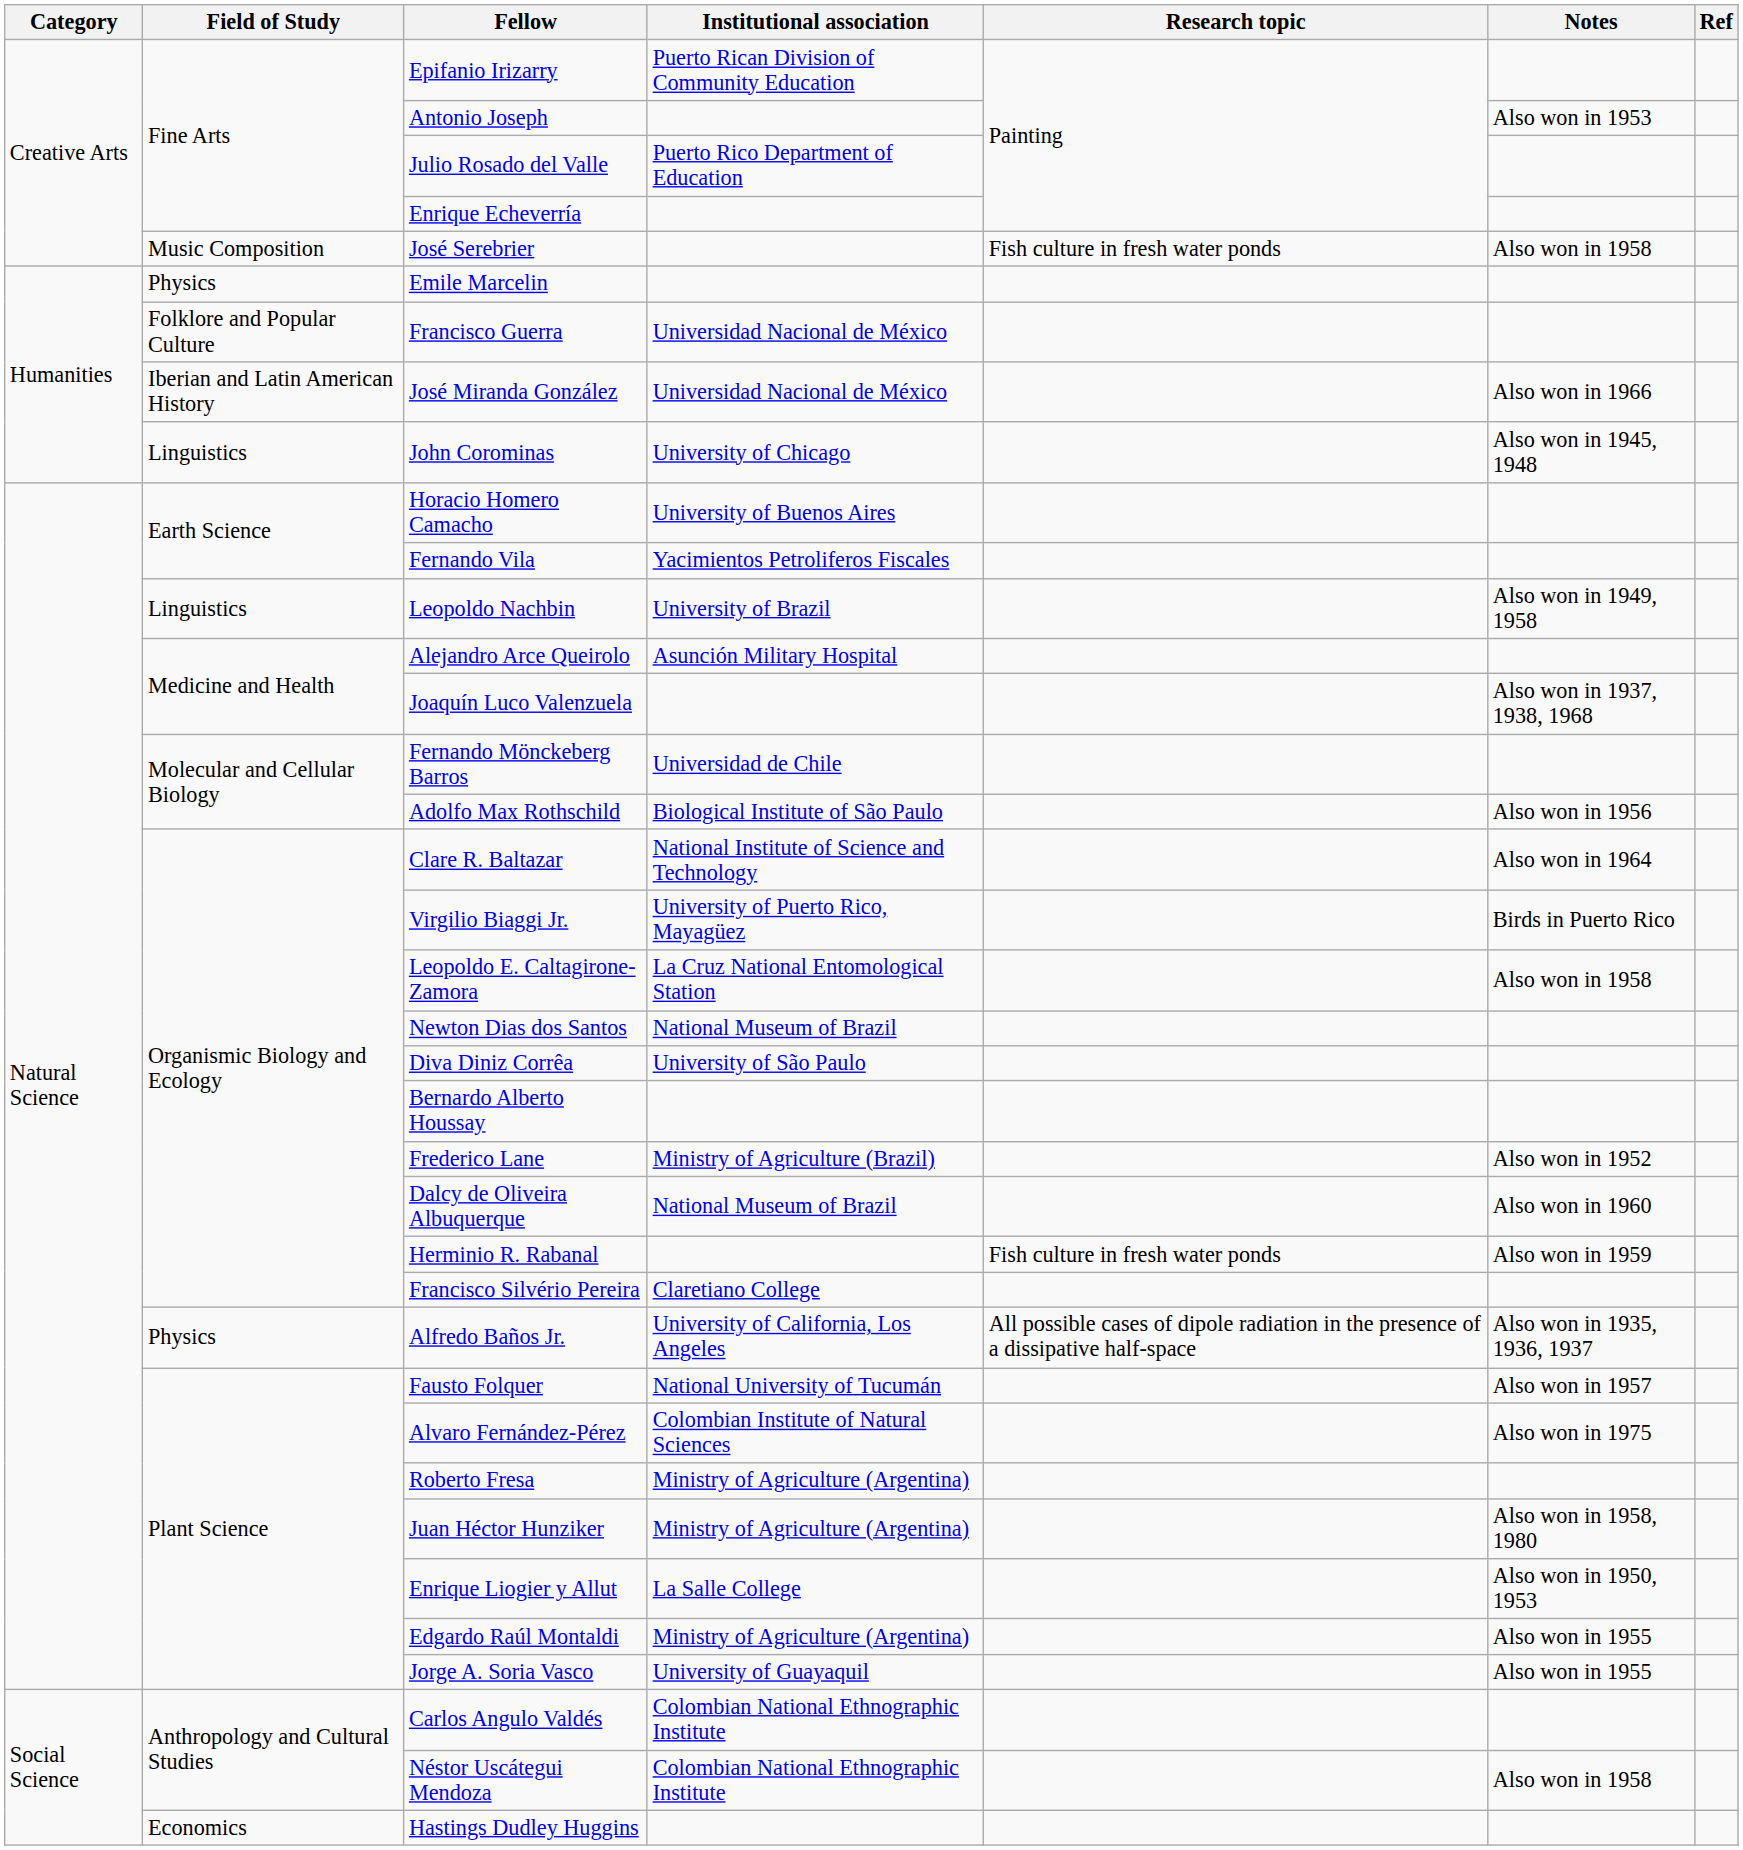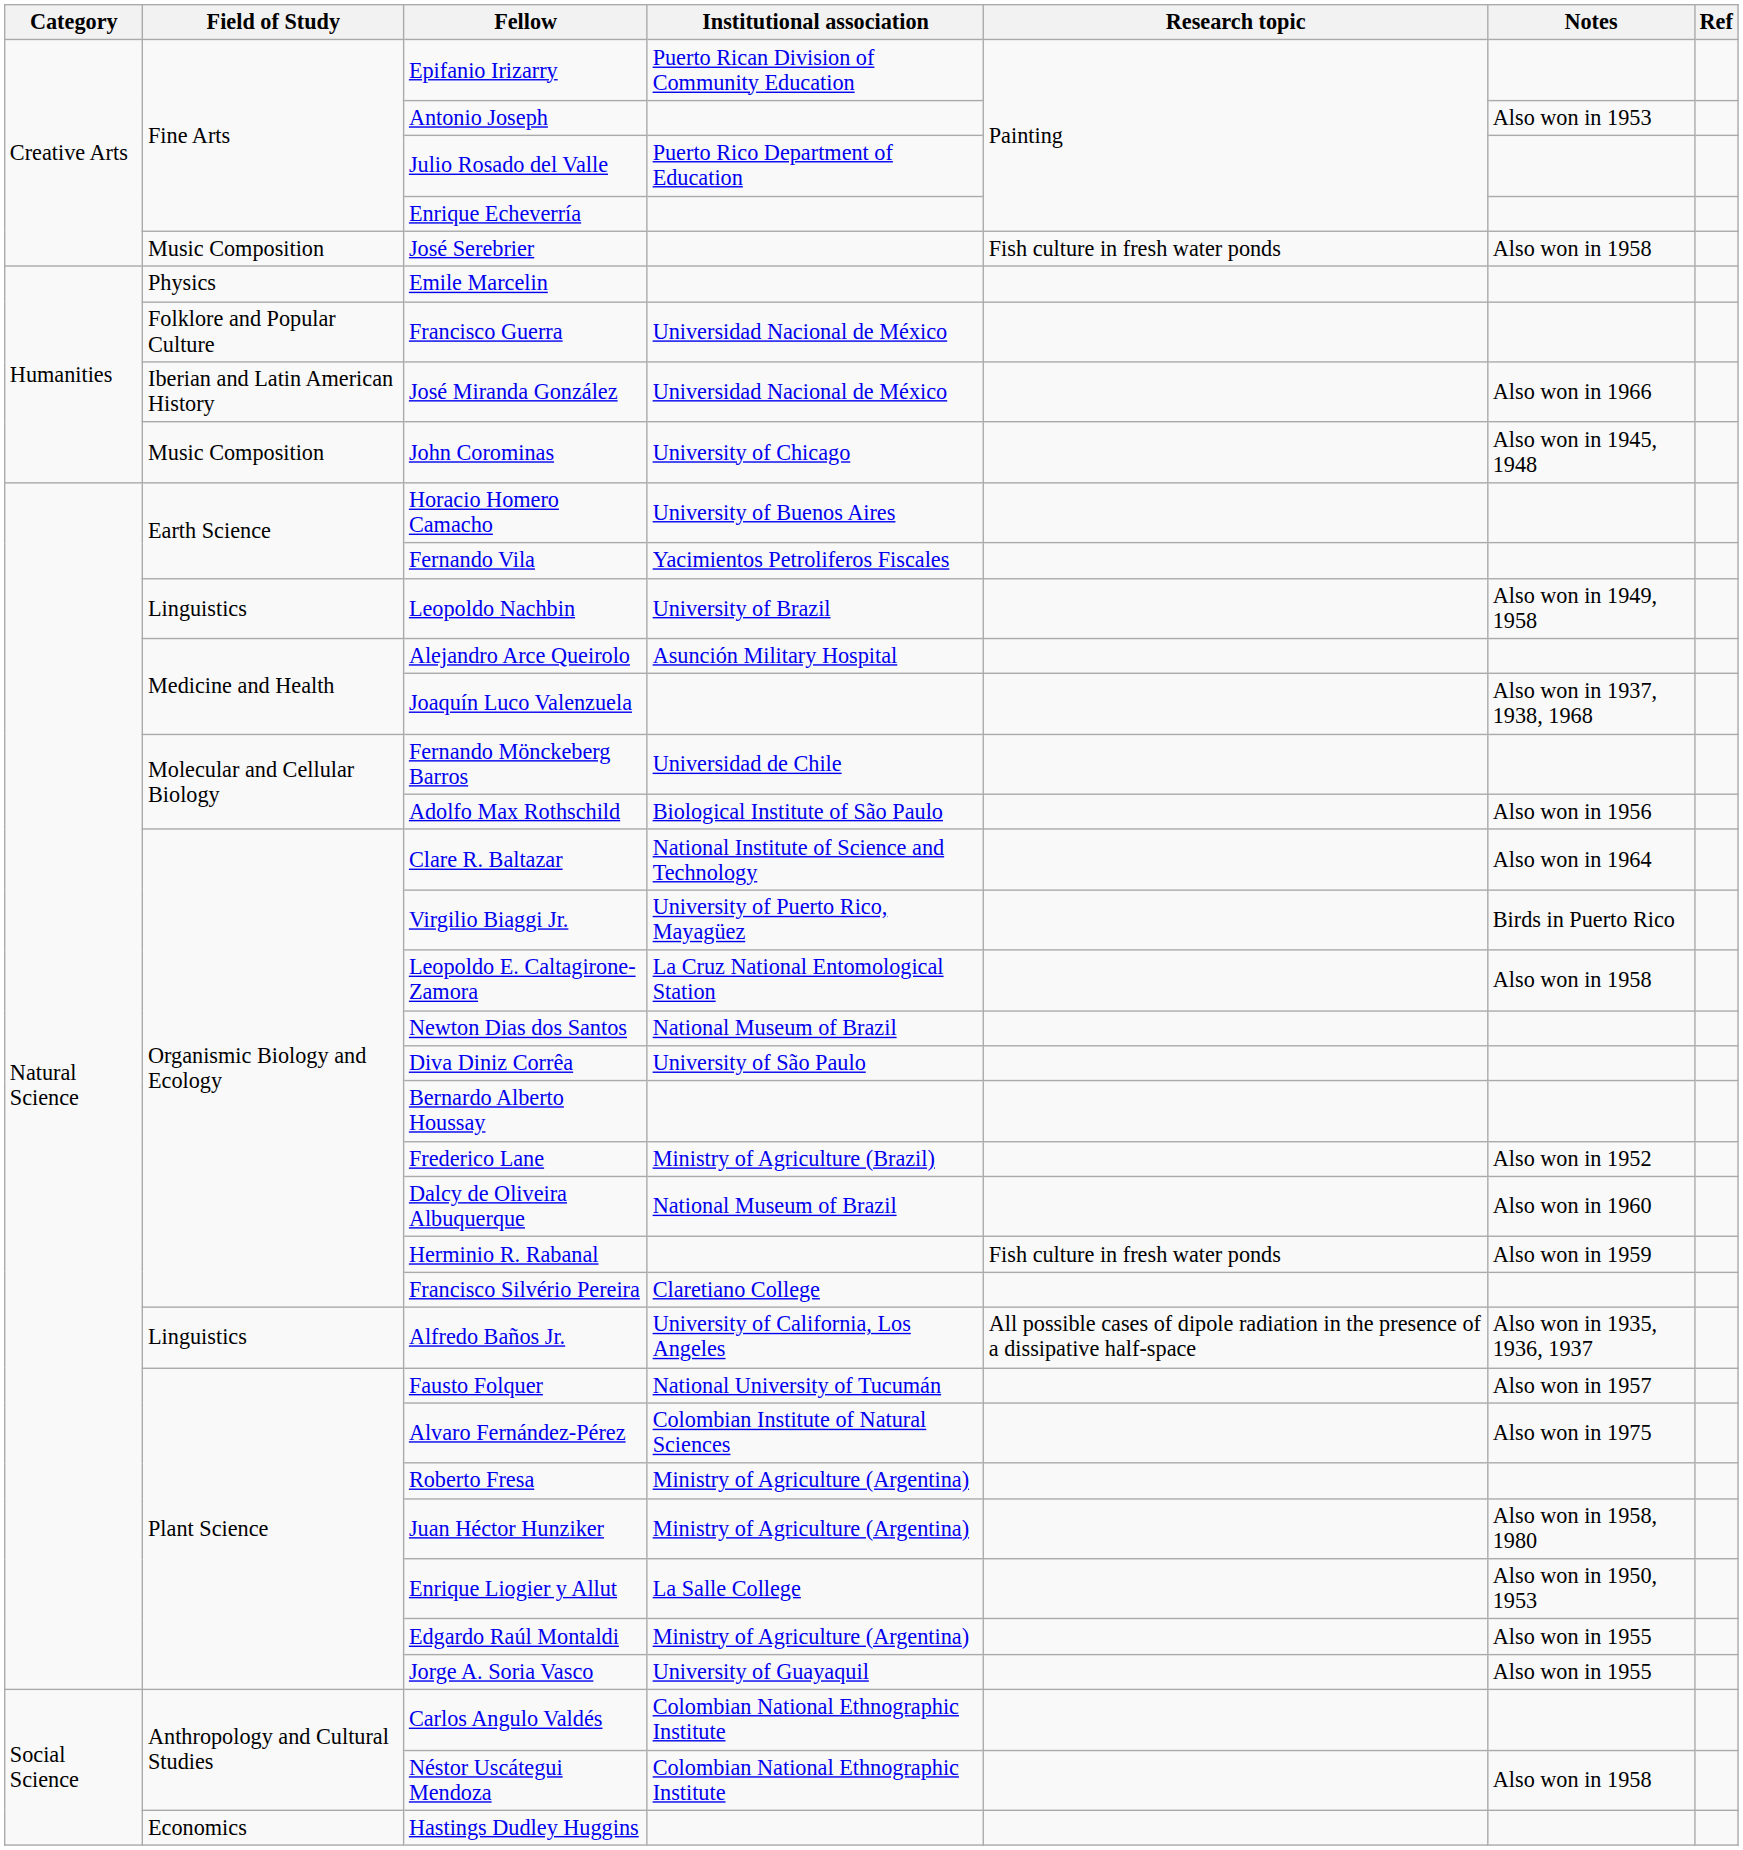(197, 452) Linguistics -> (236, 452) Music Composition
(182, 1337) Physics -> (197, 1337) Linguistics
